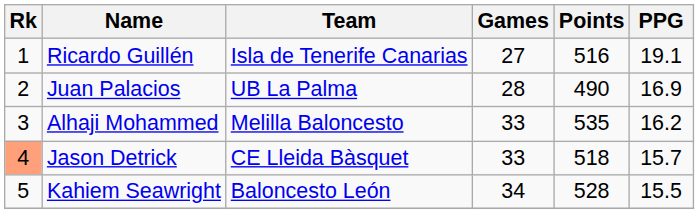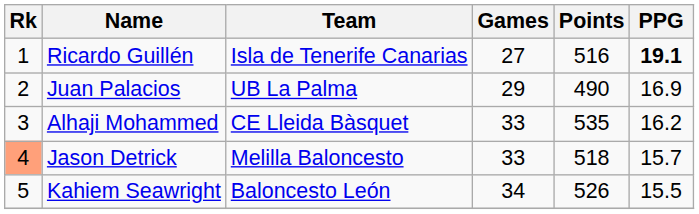(661, 55) normal -> (661, 55) bold
(513, 89) 28 -> (513, 89) 29
(317, 123) Melilla Baloncesto -> (320, 123) CE Lleida Bàsquet
(320, 157) CE Lleida Bàsquet -> (317, 157) Melilla Baloncesto
(592, 191) 528 -> (592, 191) 526
